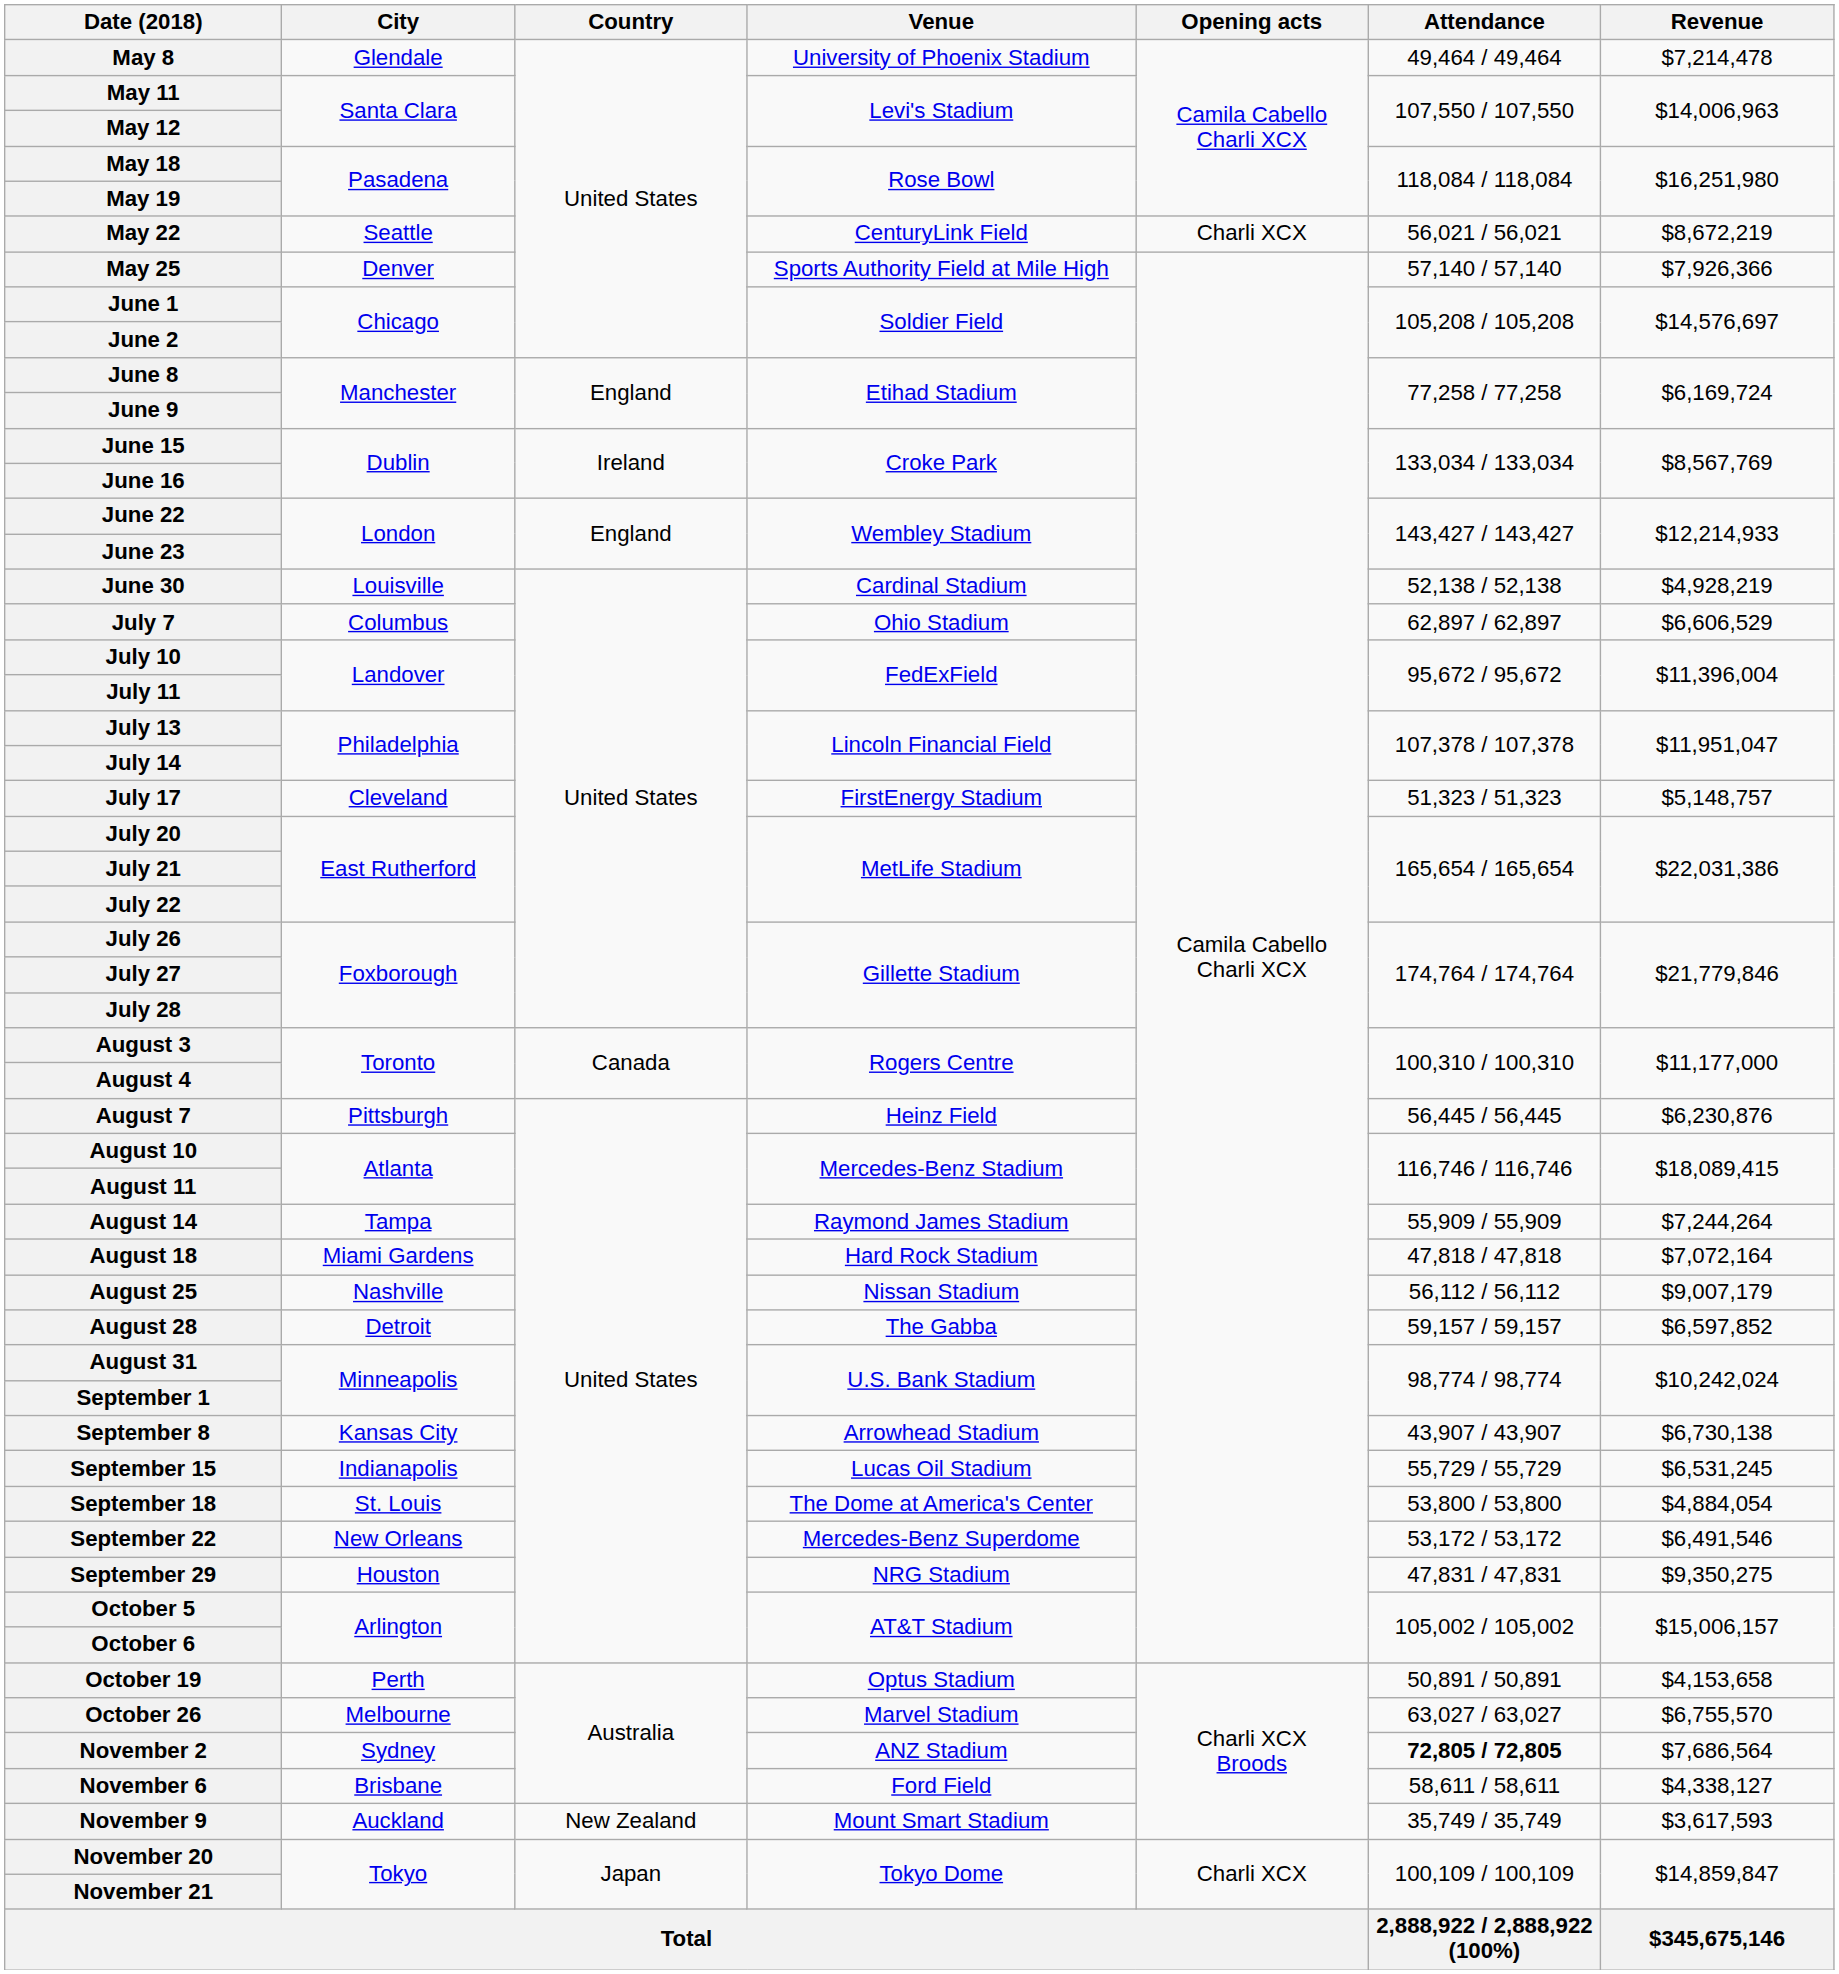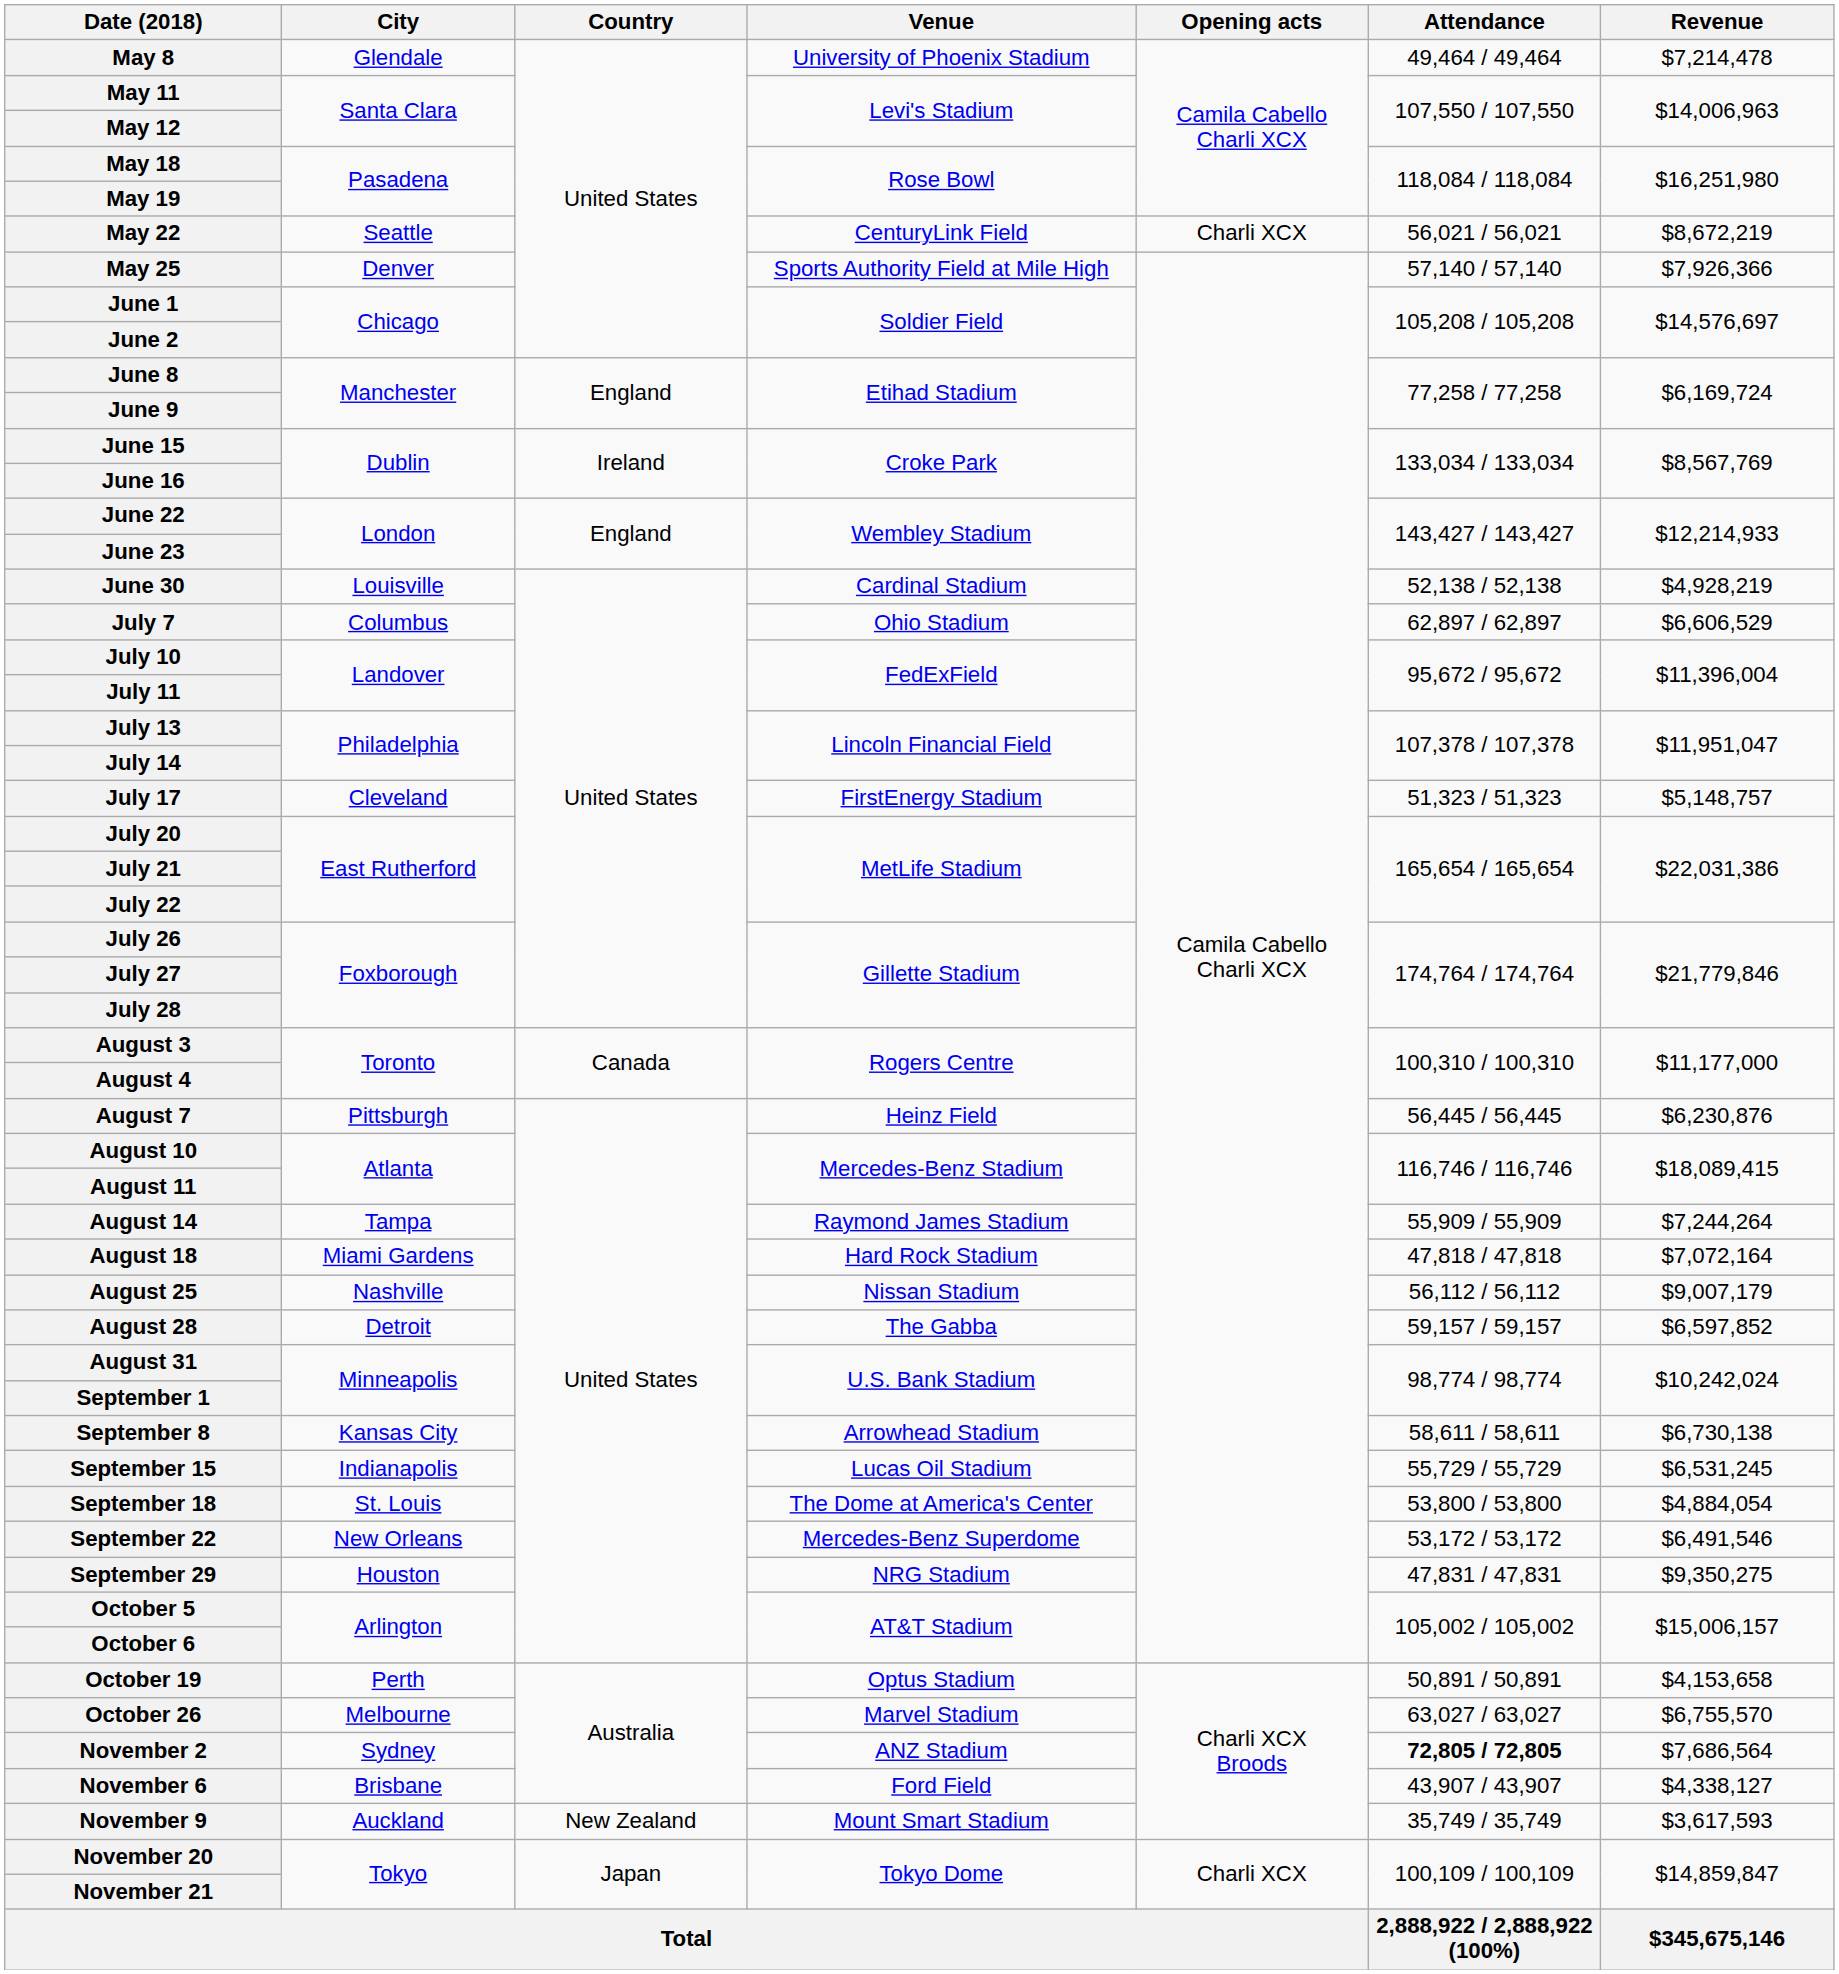(1484, 1432) 43,907 / 43,907 -> (1484, 1432) 58,611 / 58,611
(1484, 1785) 58,611 / 58,611 -> (1484, 1785) 43,907 / 43,907
